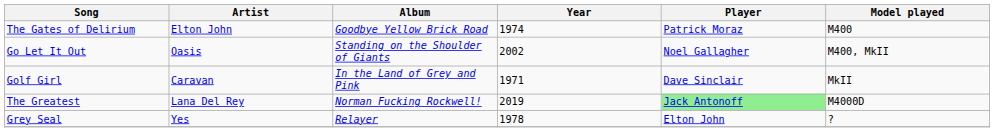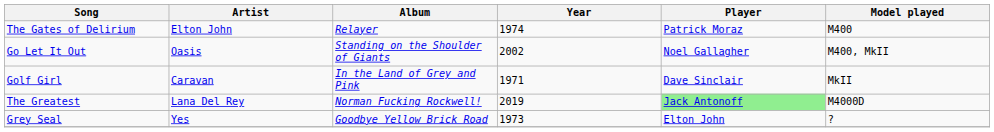(411, 29) Goodbye Yellow Brick Road -> (357, 29) Relayer
(357, 119) Relayer -> (411, 119) Goodbye Yellow Brick Road
(512, 119) 1978 -> (512, 119) 1973
